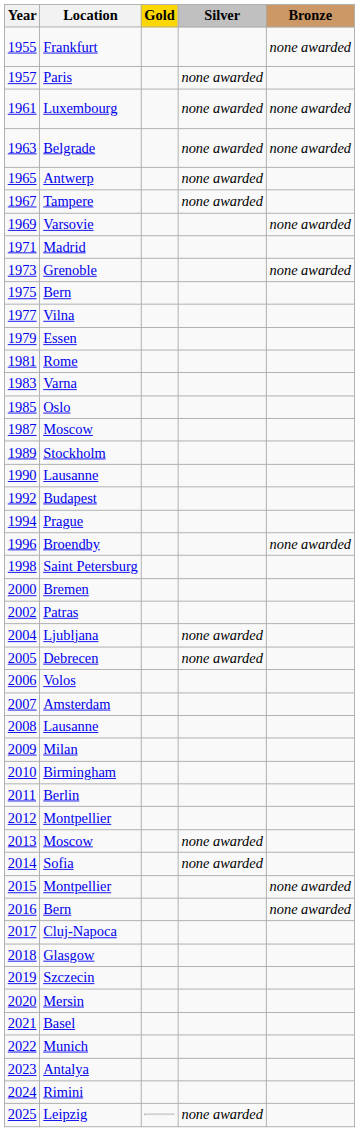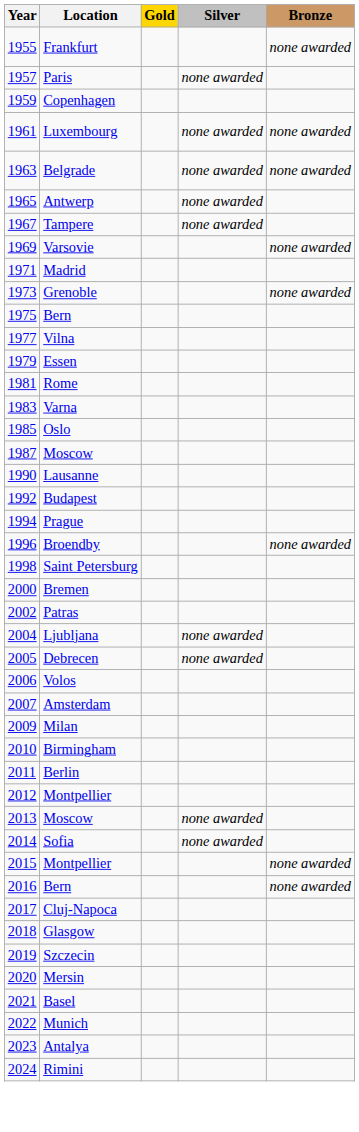+ row: (22, 100)
- row: (22, 452)
- row: (22, 726)
- row: (22, 1115)
